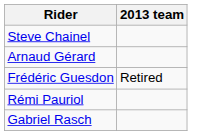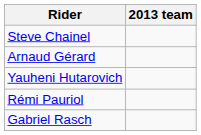- row: (61, 78)
+ row: (65, 78)
